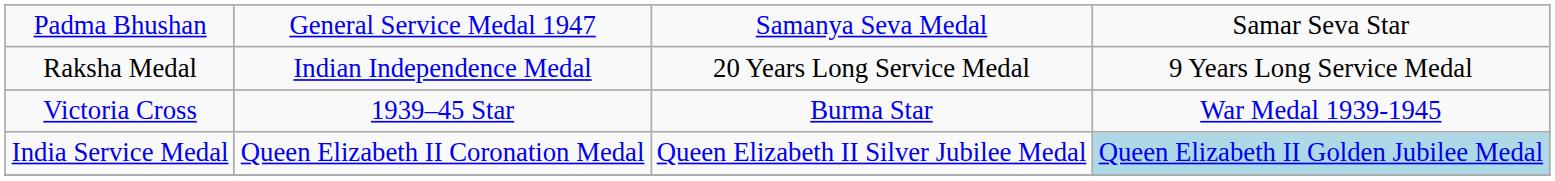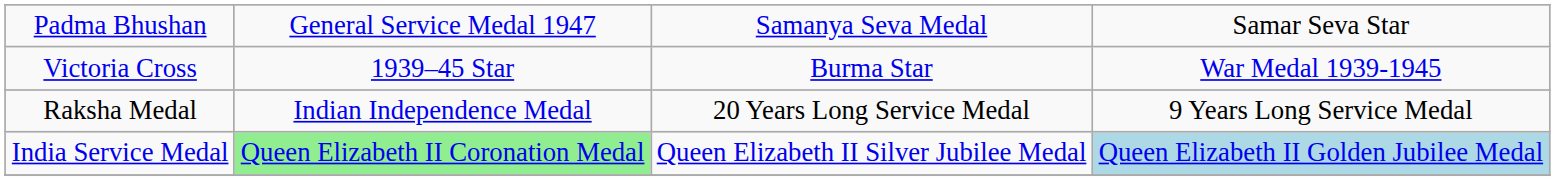rows swapped: (120, 68) <-> (120, 110)
(443, 152) no background -> (443, 152) lightgreen background
